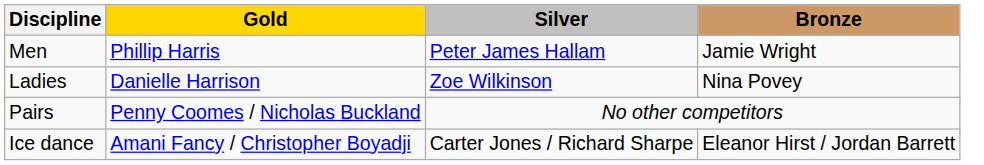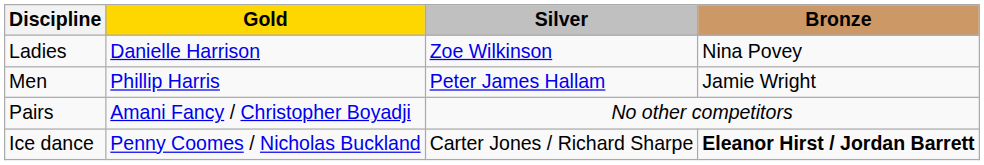rows swapped: (28, 50) <-> (38, 81)
(265, 112) Penny Coomes / Nicholas Buckland -> (261, 112) Amani Fancy / Christopher Boyadji
(261, 143) Amani Fancy / Christopher Boyadji -> (265, 143) Penny Coomes / Nicholas Buckland
(829, 143) normal -> (838, 143) bold
